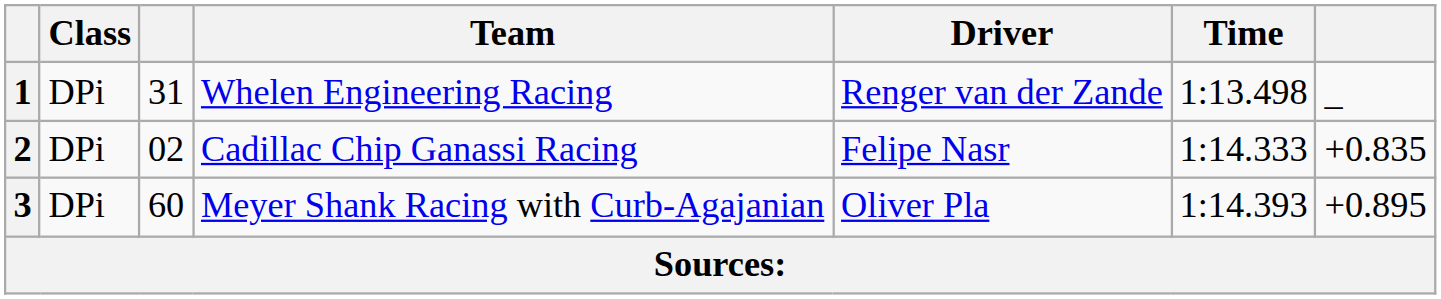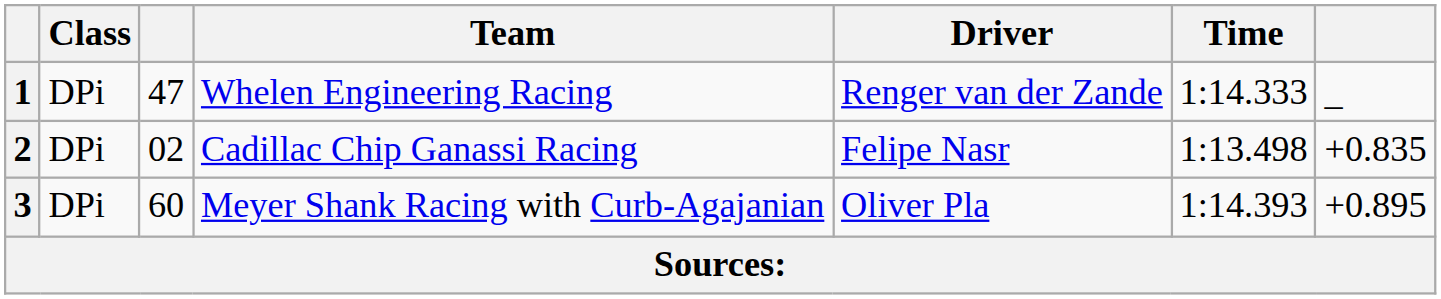(166, 90) 31 -> (166, 90) 47
(1244, 90) 1:13.498 -> (1244, 90) 1:14.333
(1244, 148) 1:14.333 -> (1244, 148) 1:13.498
